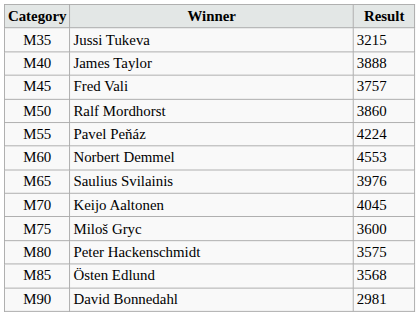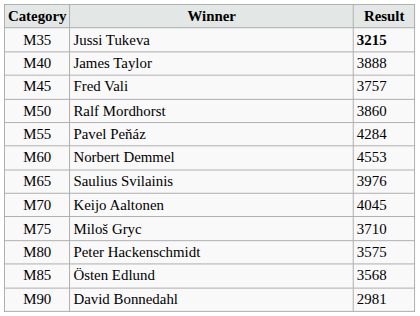(372, 39) normal -> (372, 39) bold
(372, 134) 4224 -> (372, 134) 4284
(372, 228) 3600 -> (372, 228) 3710
